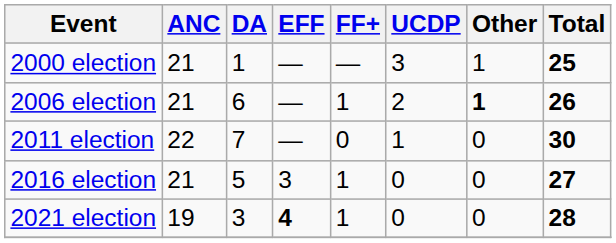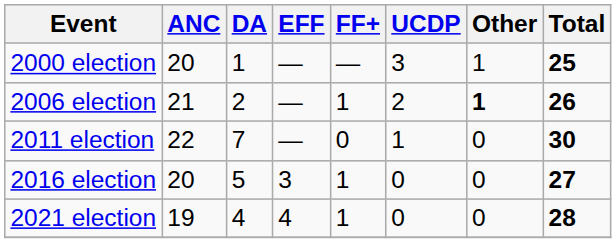(181, 62) 21 -> (181, 62) 20
(238, 101) 6 -> (238, 101) 2
(181, 179) 21 -> (181, 179) 20
(238, 218) 3 -> (238, 218) 4
(285, 218) bold -> (285, 218) normal
